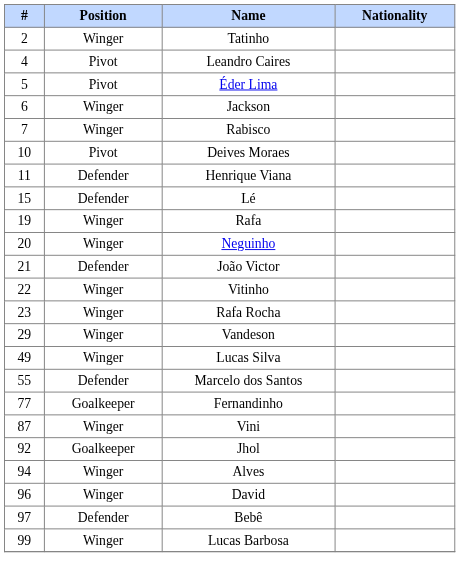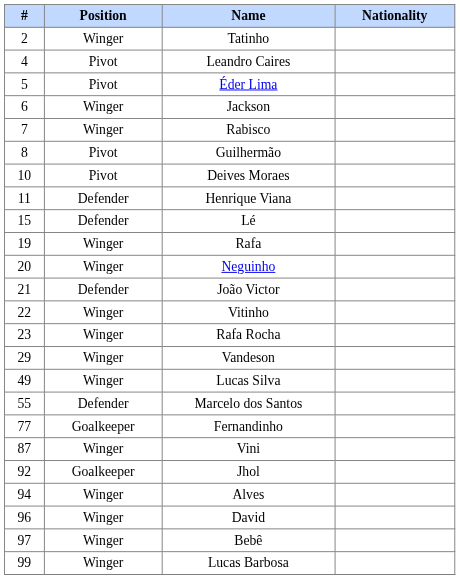+ row: (248, 152)
(103, 517) Defender -> (103, 540) Winger
